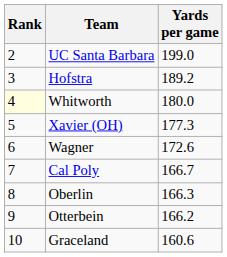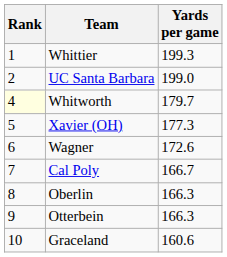+ row: (73, 55)
- row: (70, 78)
(178, 101) 180.0 -> (178, 101) 179.7
(178, 217) 166.2 -> (178, 217) 166.3
